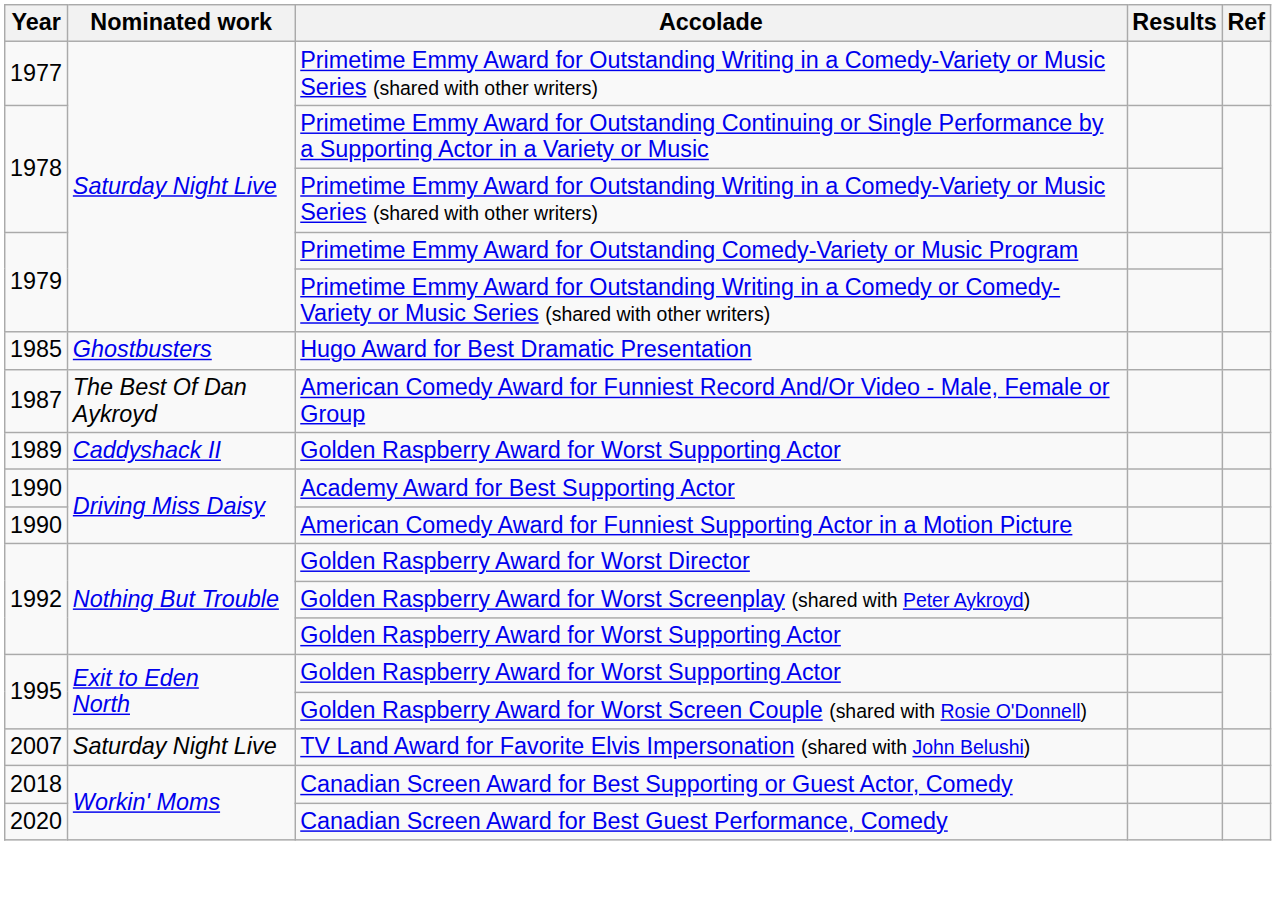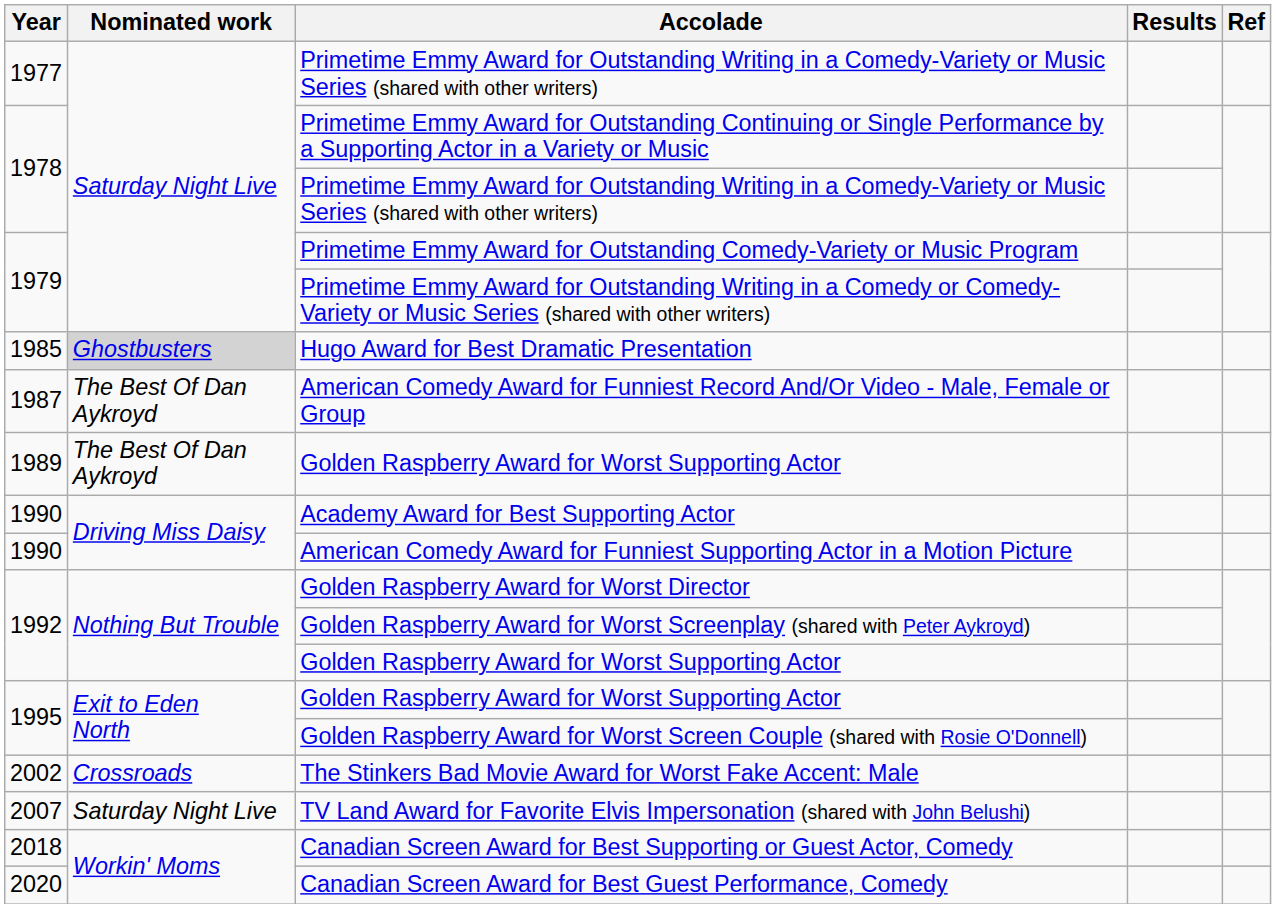(142, 350) no background -> (142, 350) lightgrey background
(147, 450) Caddyshack II -> (160, 463) The Best Of Dan Aykroyd
+ row: (36, 773)
